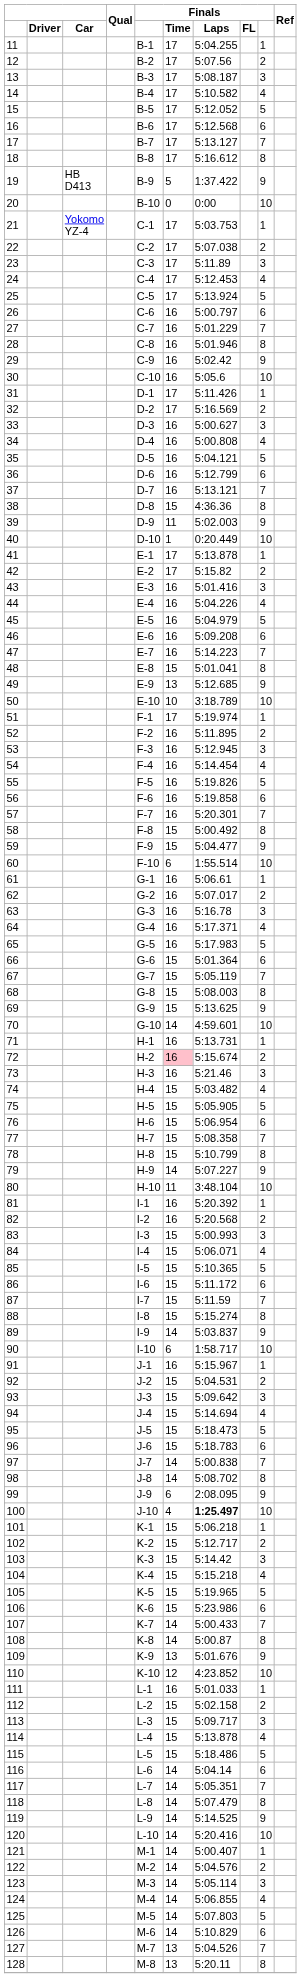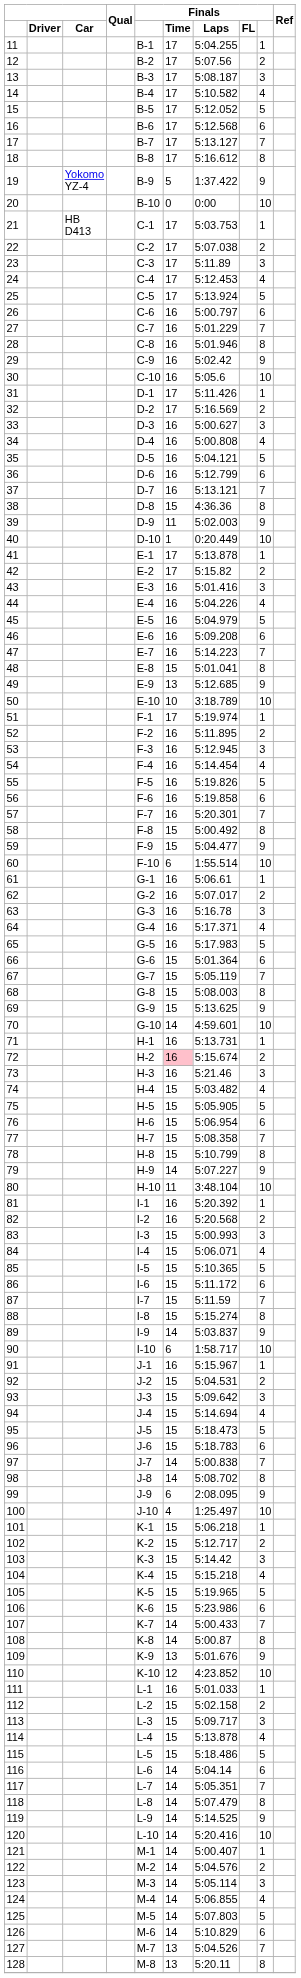(78, 181) HB D413 -> (84, 181) Yokomo YZ-4
(84, 225) Yokomo YZ-4 -> (78, 225) HB D413
(217, 1511) bold -> (216, 1511) normal
